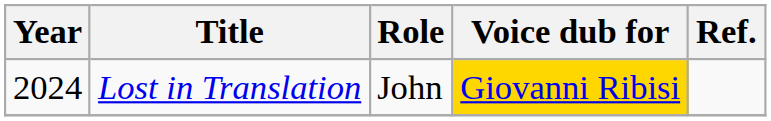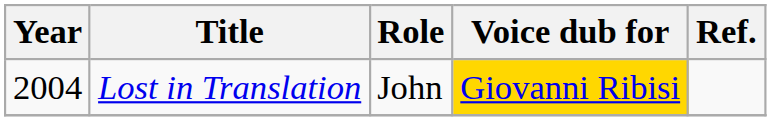(48, 86) 2024 -> (48, 86) 2004
